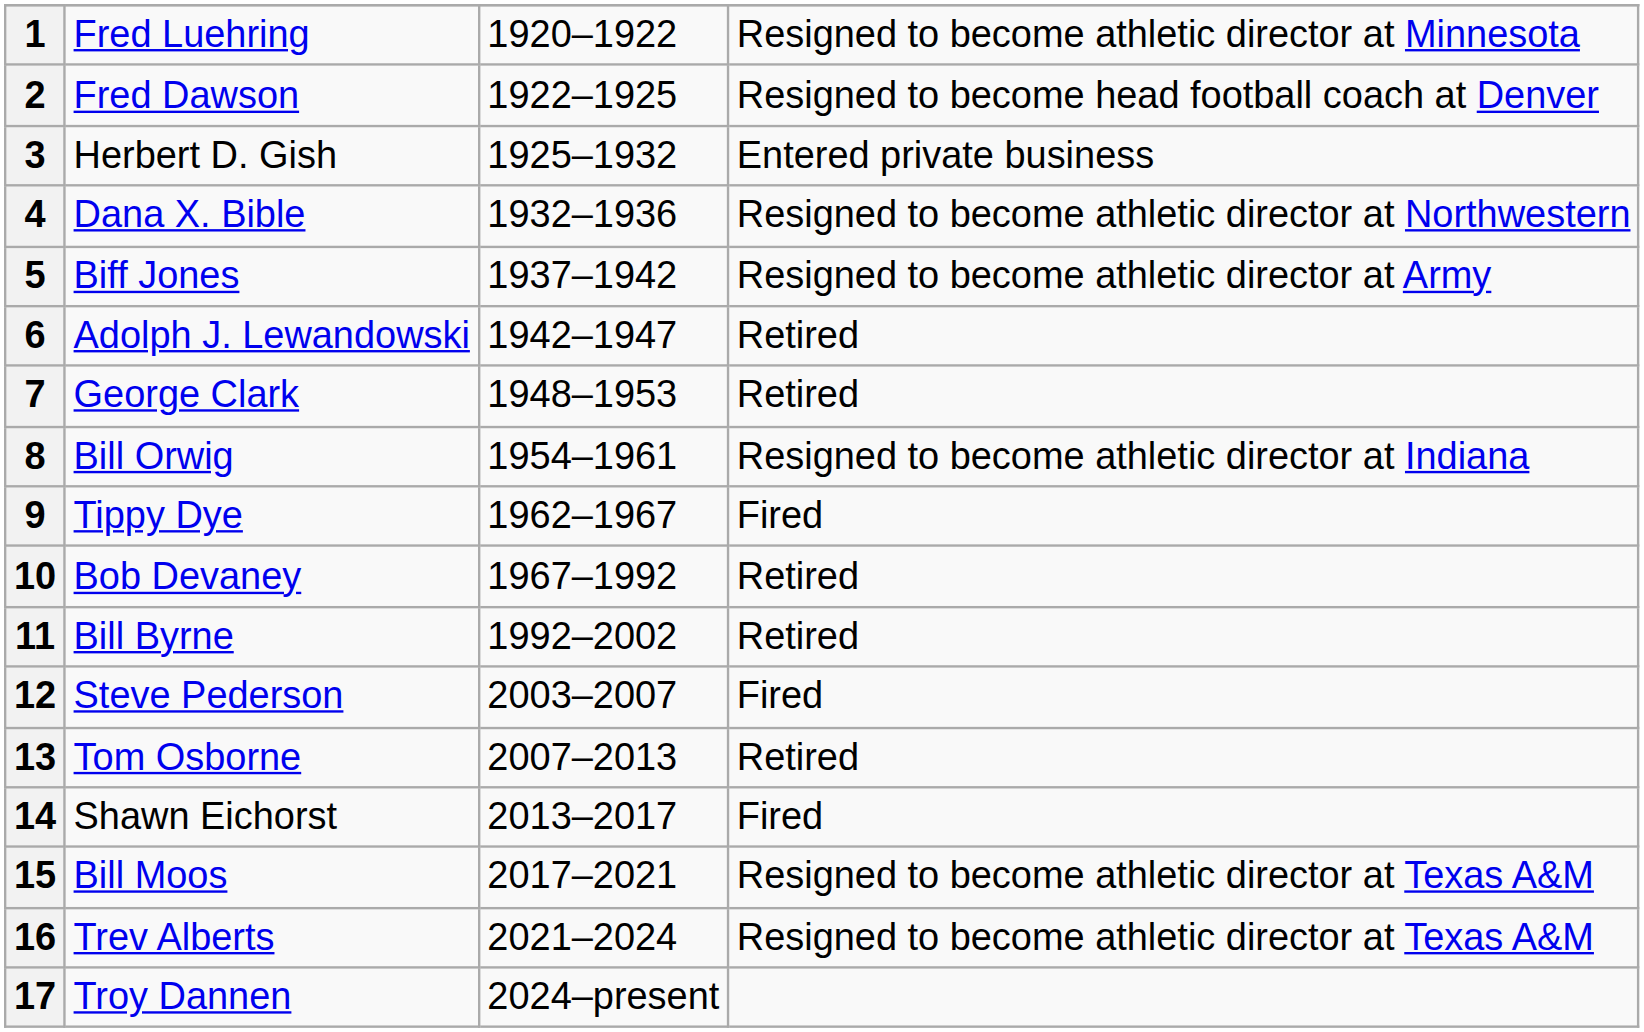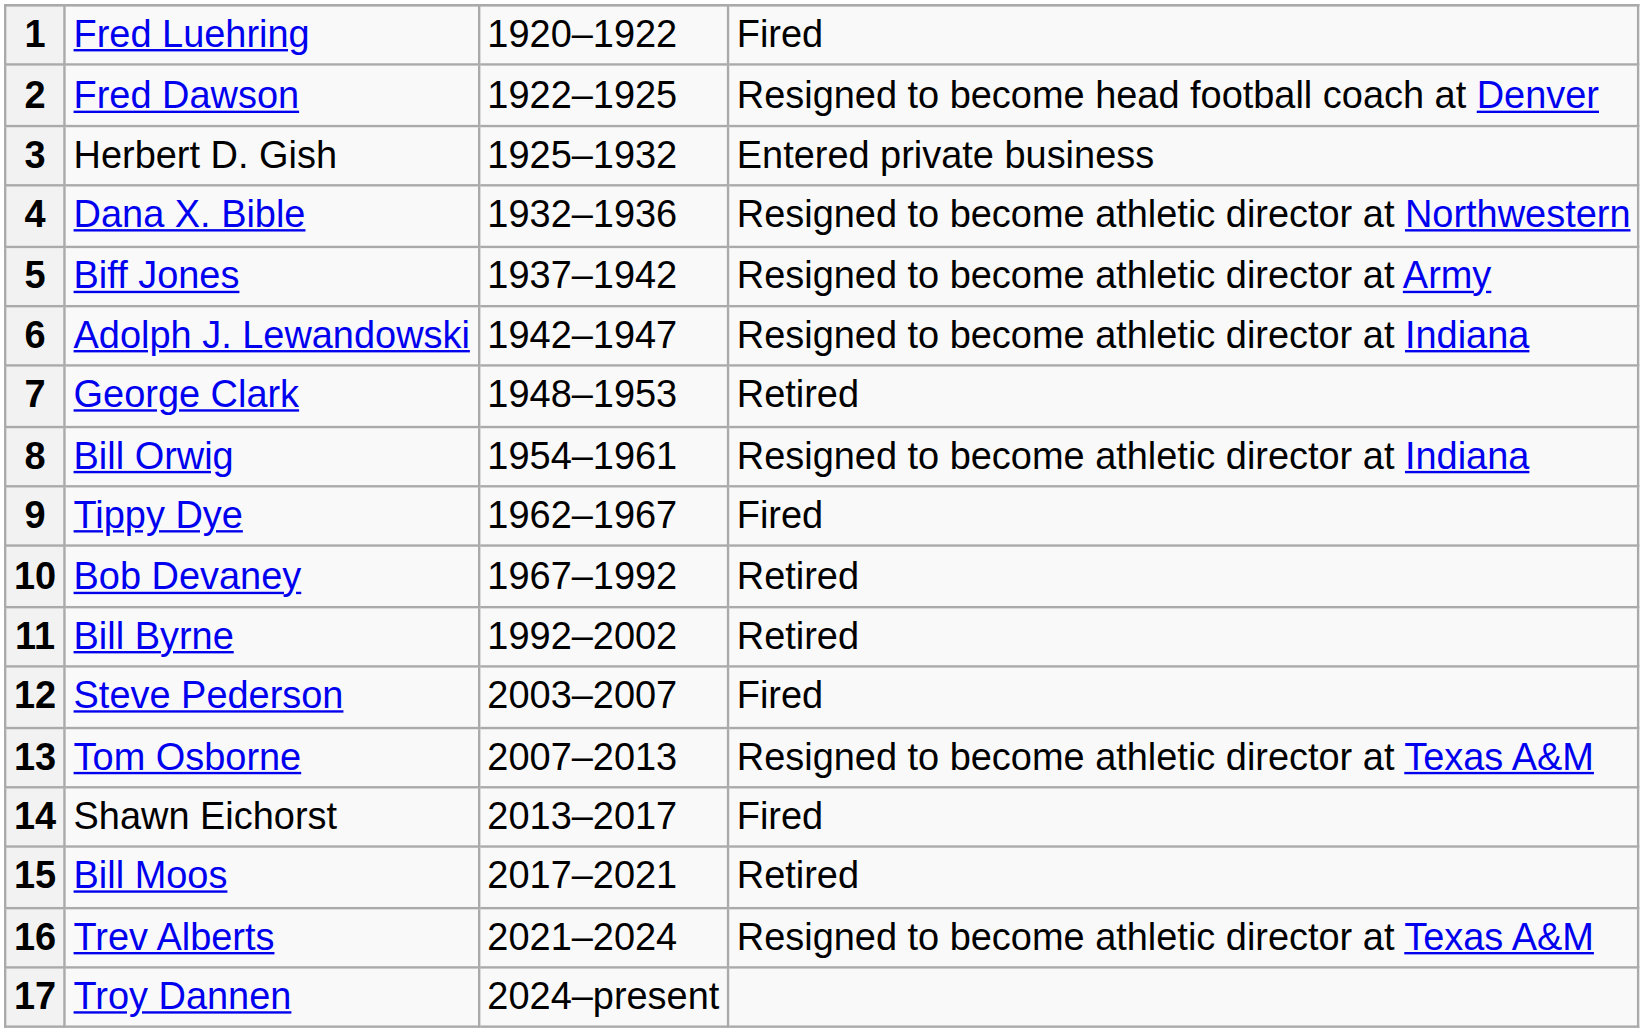(1158, 34) Resigned to become athletic director at Minnesota -> (780, 34) Fired
(798, 335) Retired -> (1133, 335) Resigned to become athletic director at Indiana
(798, 756) Retired -> (1165, 756) Resigned to become athletic director at Texas A&M
(1165, 876) Resigned to become athletic director at Texas A&M -> (798, 876) Retired
